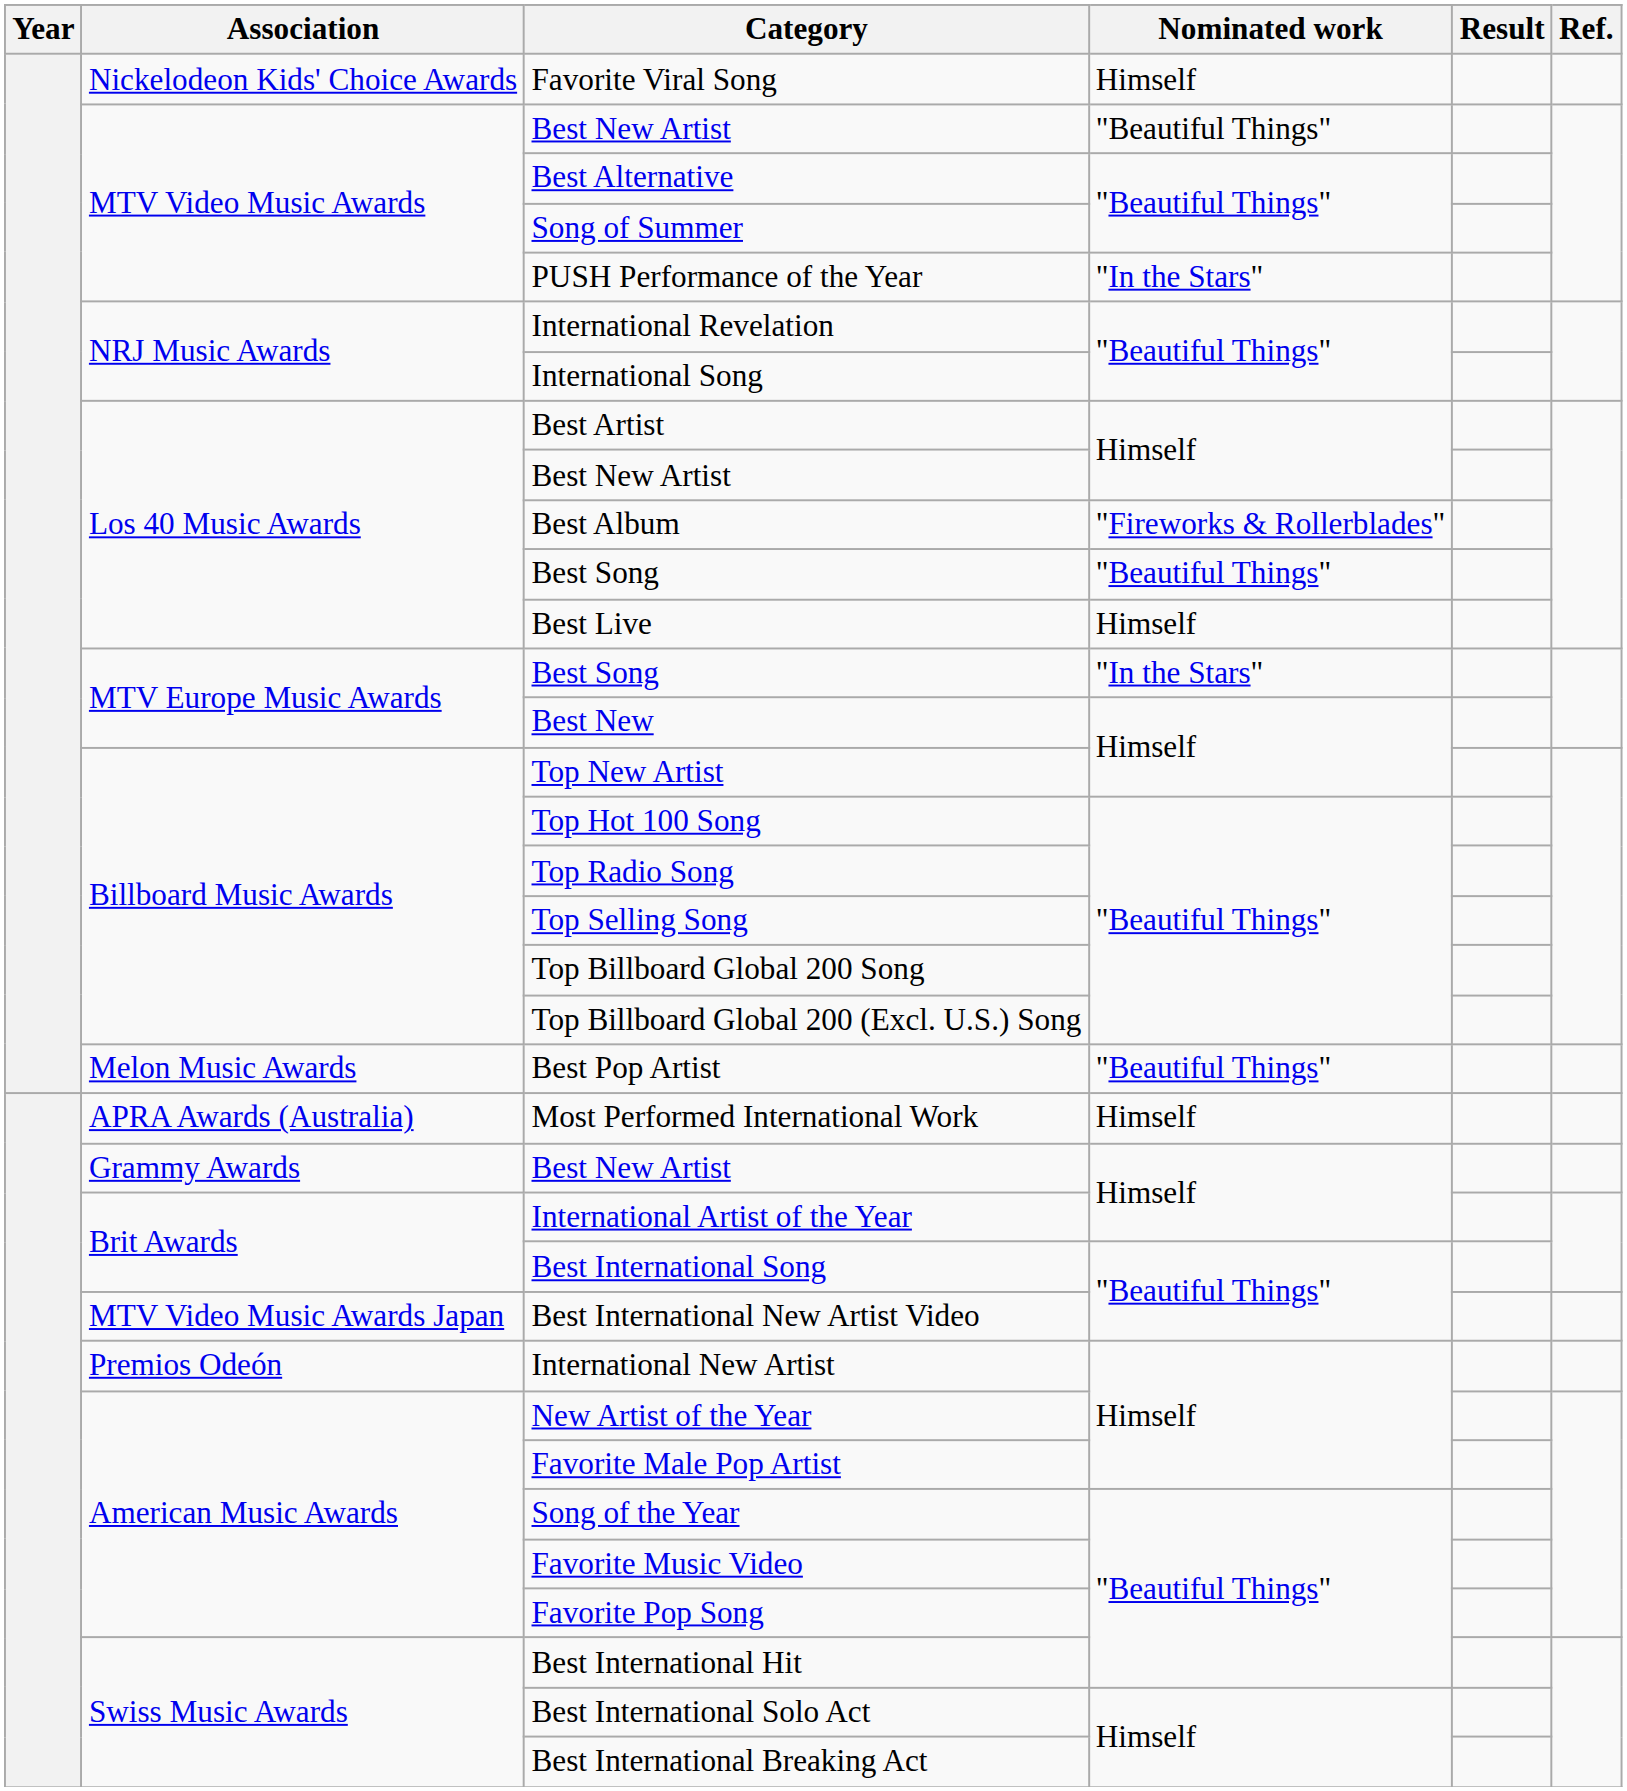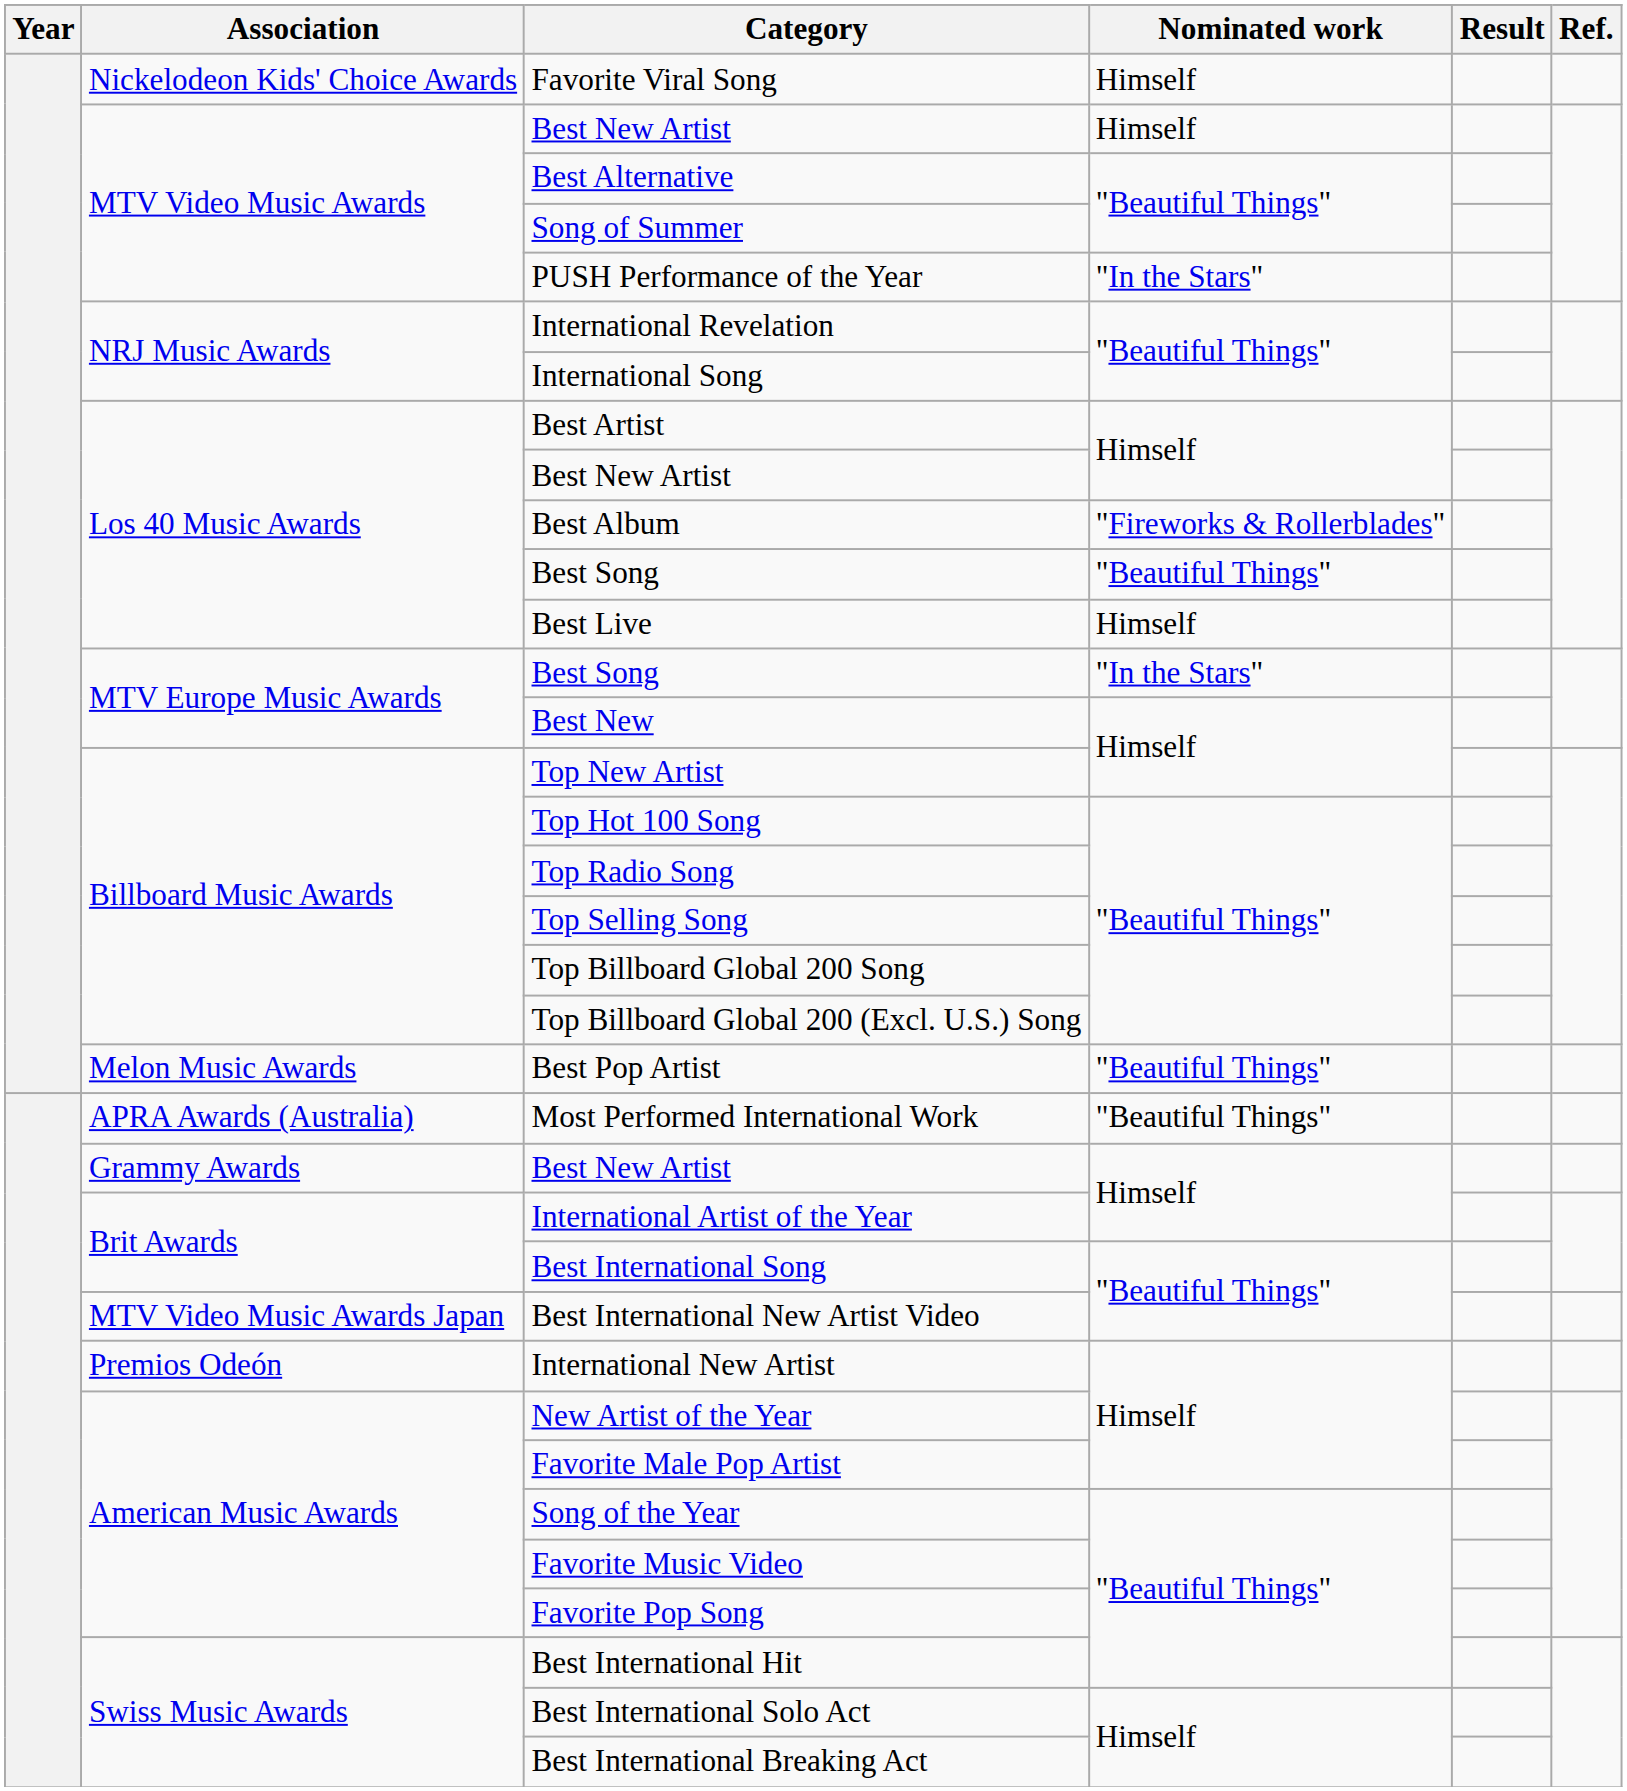(1213, 128) "Beautiful Things" -> (1146, 128) Himself
(1146, 1117) Himself -> (1213, 1117) "Beautiful Things"
